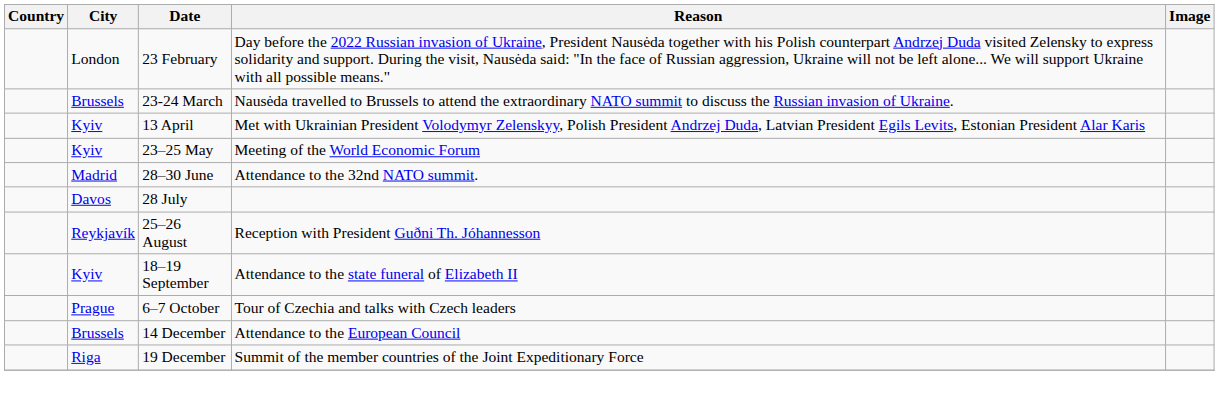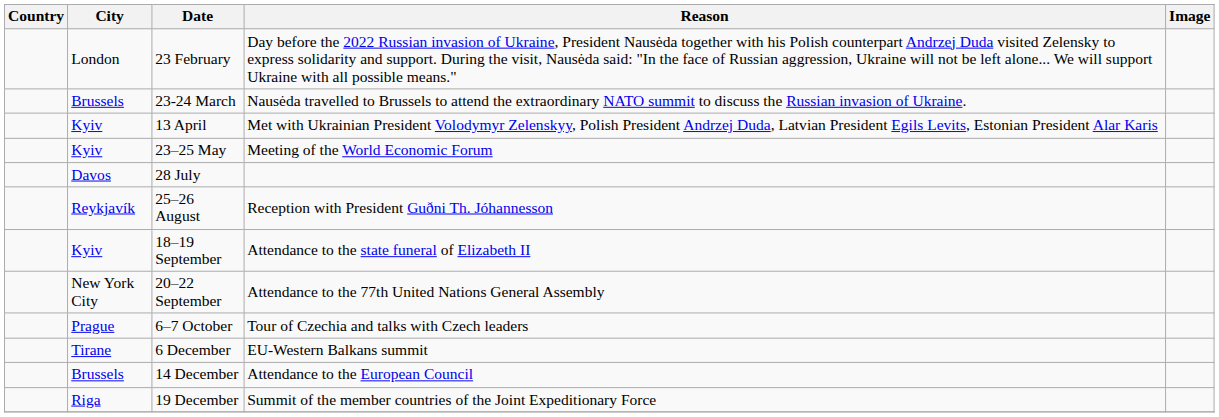- row: (178, 174)
+ row: (188, 292)
+ row: (193, 350)
